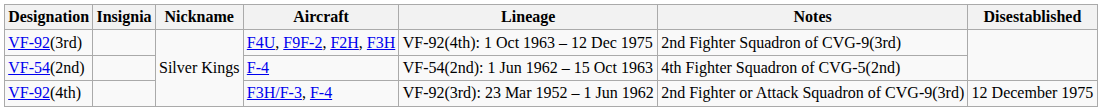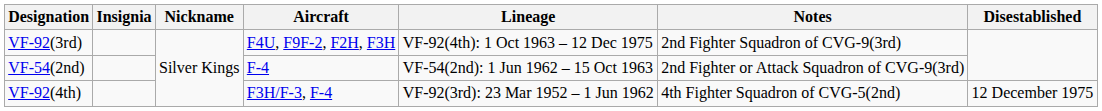(781, 67) 4th Fighter Squadron of CVG-5(2nd) -> (813, 67) 2nd Fighter or Attack Squadron of CVG-9(3rd)
(813, 93) 2nd Fighter or Attack Squadron of CVG-9(3rd) -> (781, 93) 4th Fighter Squadron of CVG-5(2nd)
